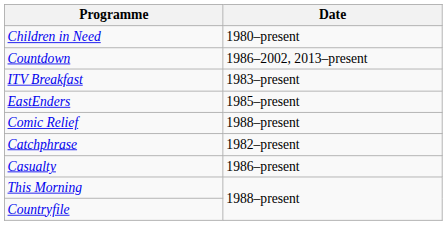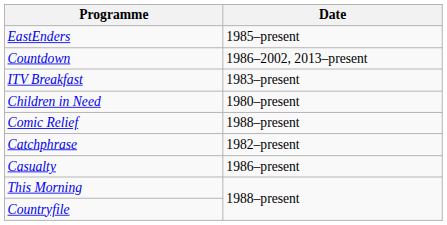rows swapped: (54, 36) <-> (39, 101)
